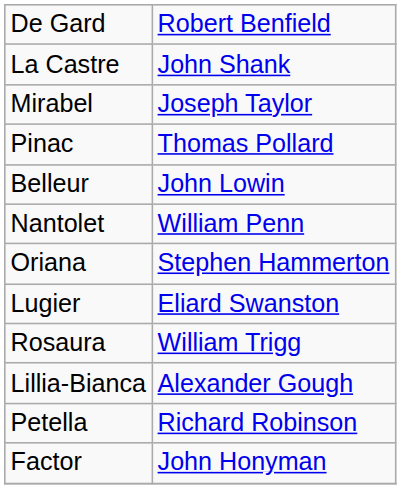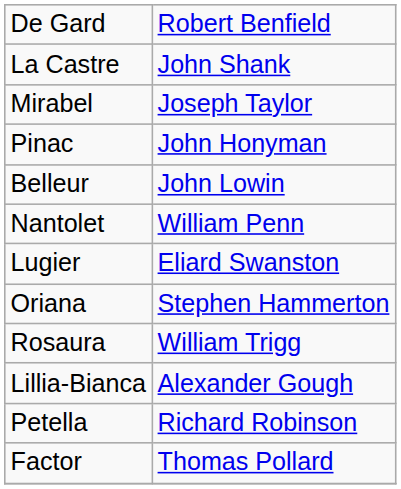(246, 143) Thomas Pollard -> (242, 143) John Honyman
rows swapped: (45, 303) <-> (48, 263)
(242, 462) John Honyman -> (246, 462) Thomas Pollard
